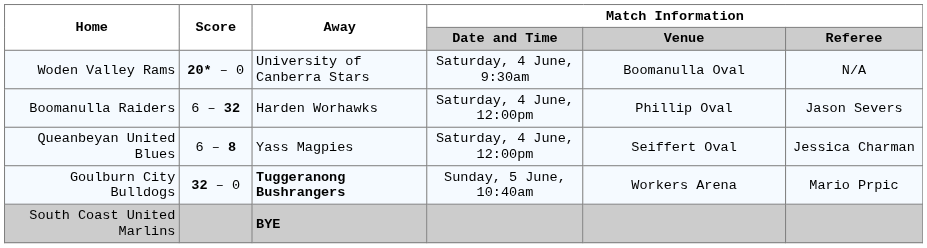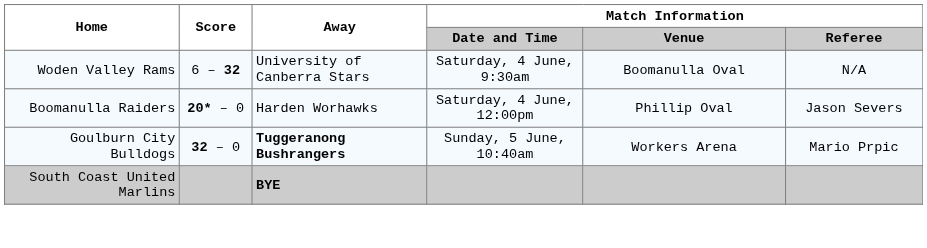(216, 70) 20* – 0 -> (216, 70) 6 – 32
(216, 108) 6 – 32 -> (216, 108) 20* – 0
- row: (106, 146)
